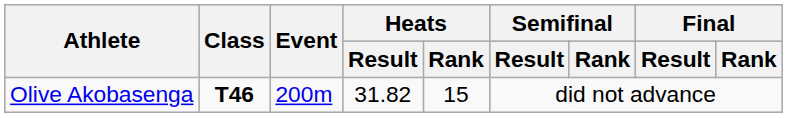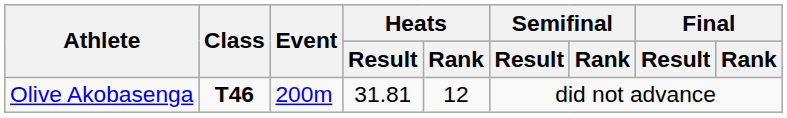(383, 95) 31.82 -> (383, 95) 31.81
(456, 95) 15 -> (456, 95) 12
